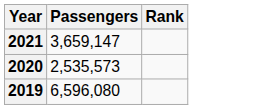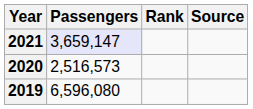+ column: (218, 16)
(85, 41) no background -> (85, 41) lavender background
(85, 66) 2,535,573 -> (85, 66) 2,516,573
